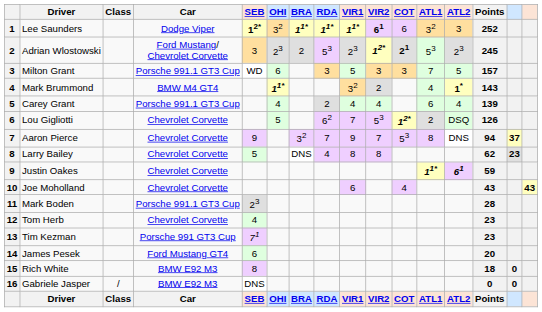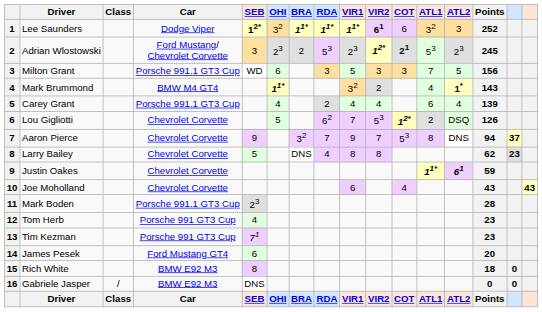(490, 70) 157 -> (490, 70) 156
(188, 220) Chevrolet Corvette -> (188, 220) Porsche 991 GT3 Cup
